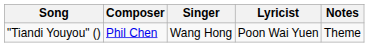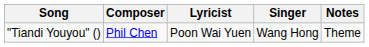columns swapped: (278, 13) <-> (201, 13)
